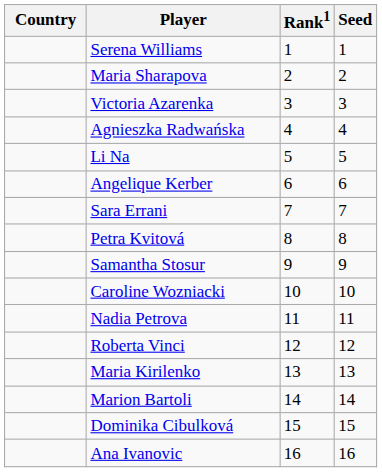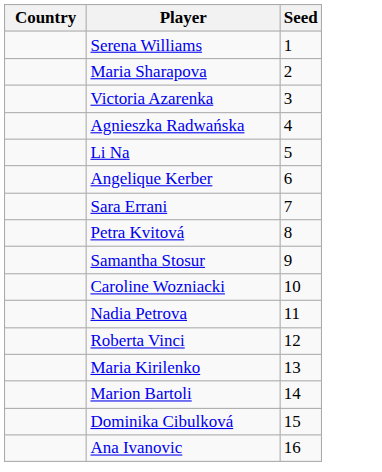- column: (307, 20)
